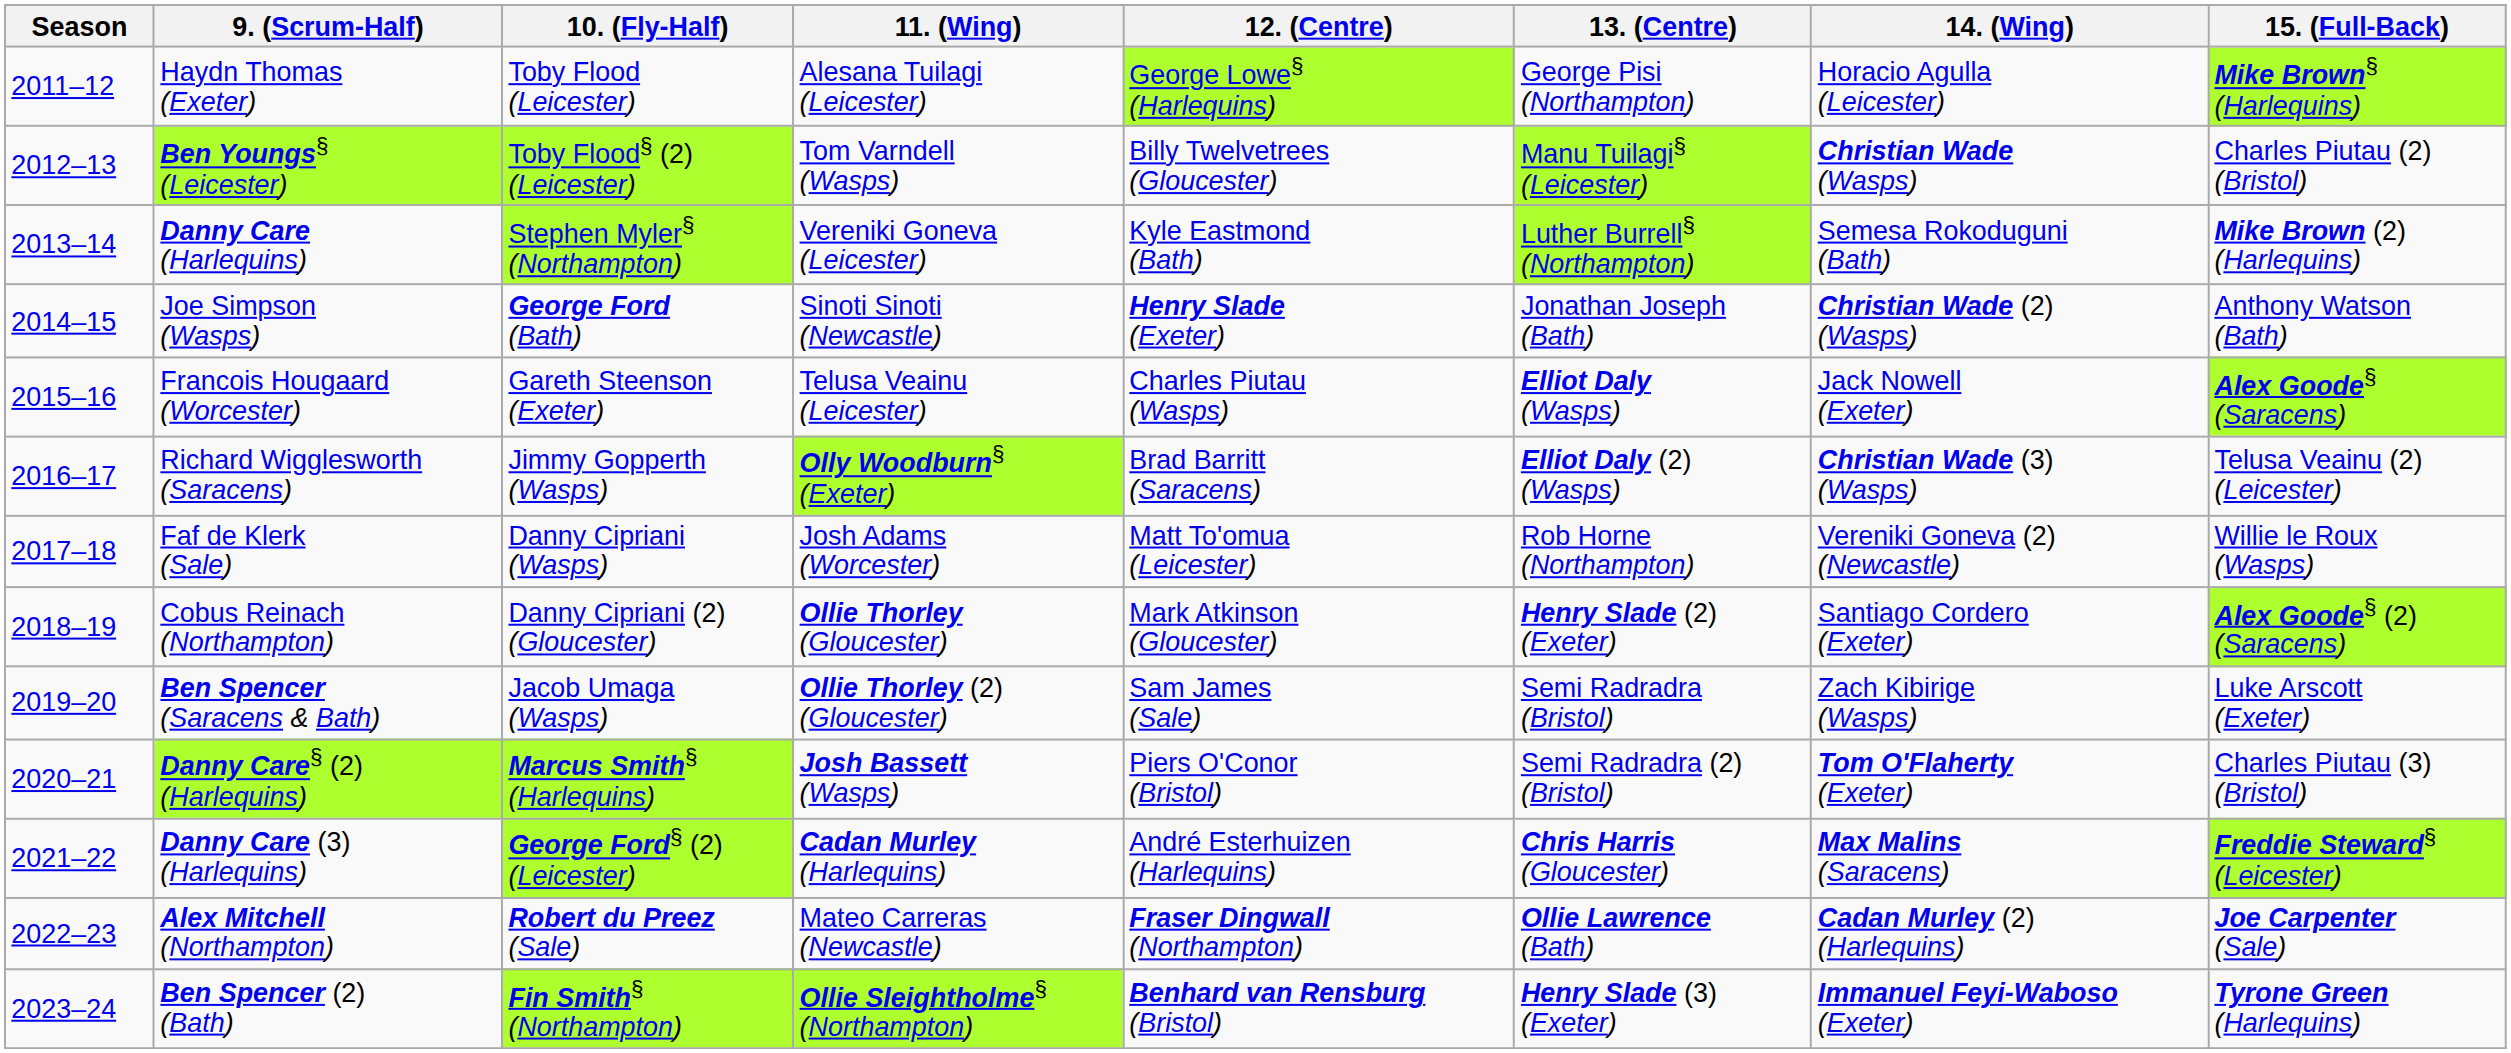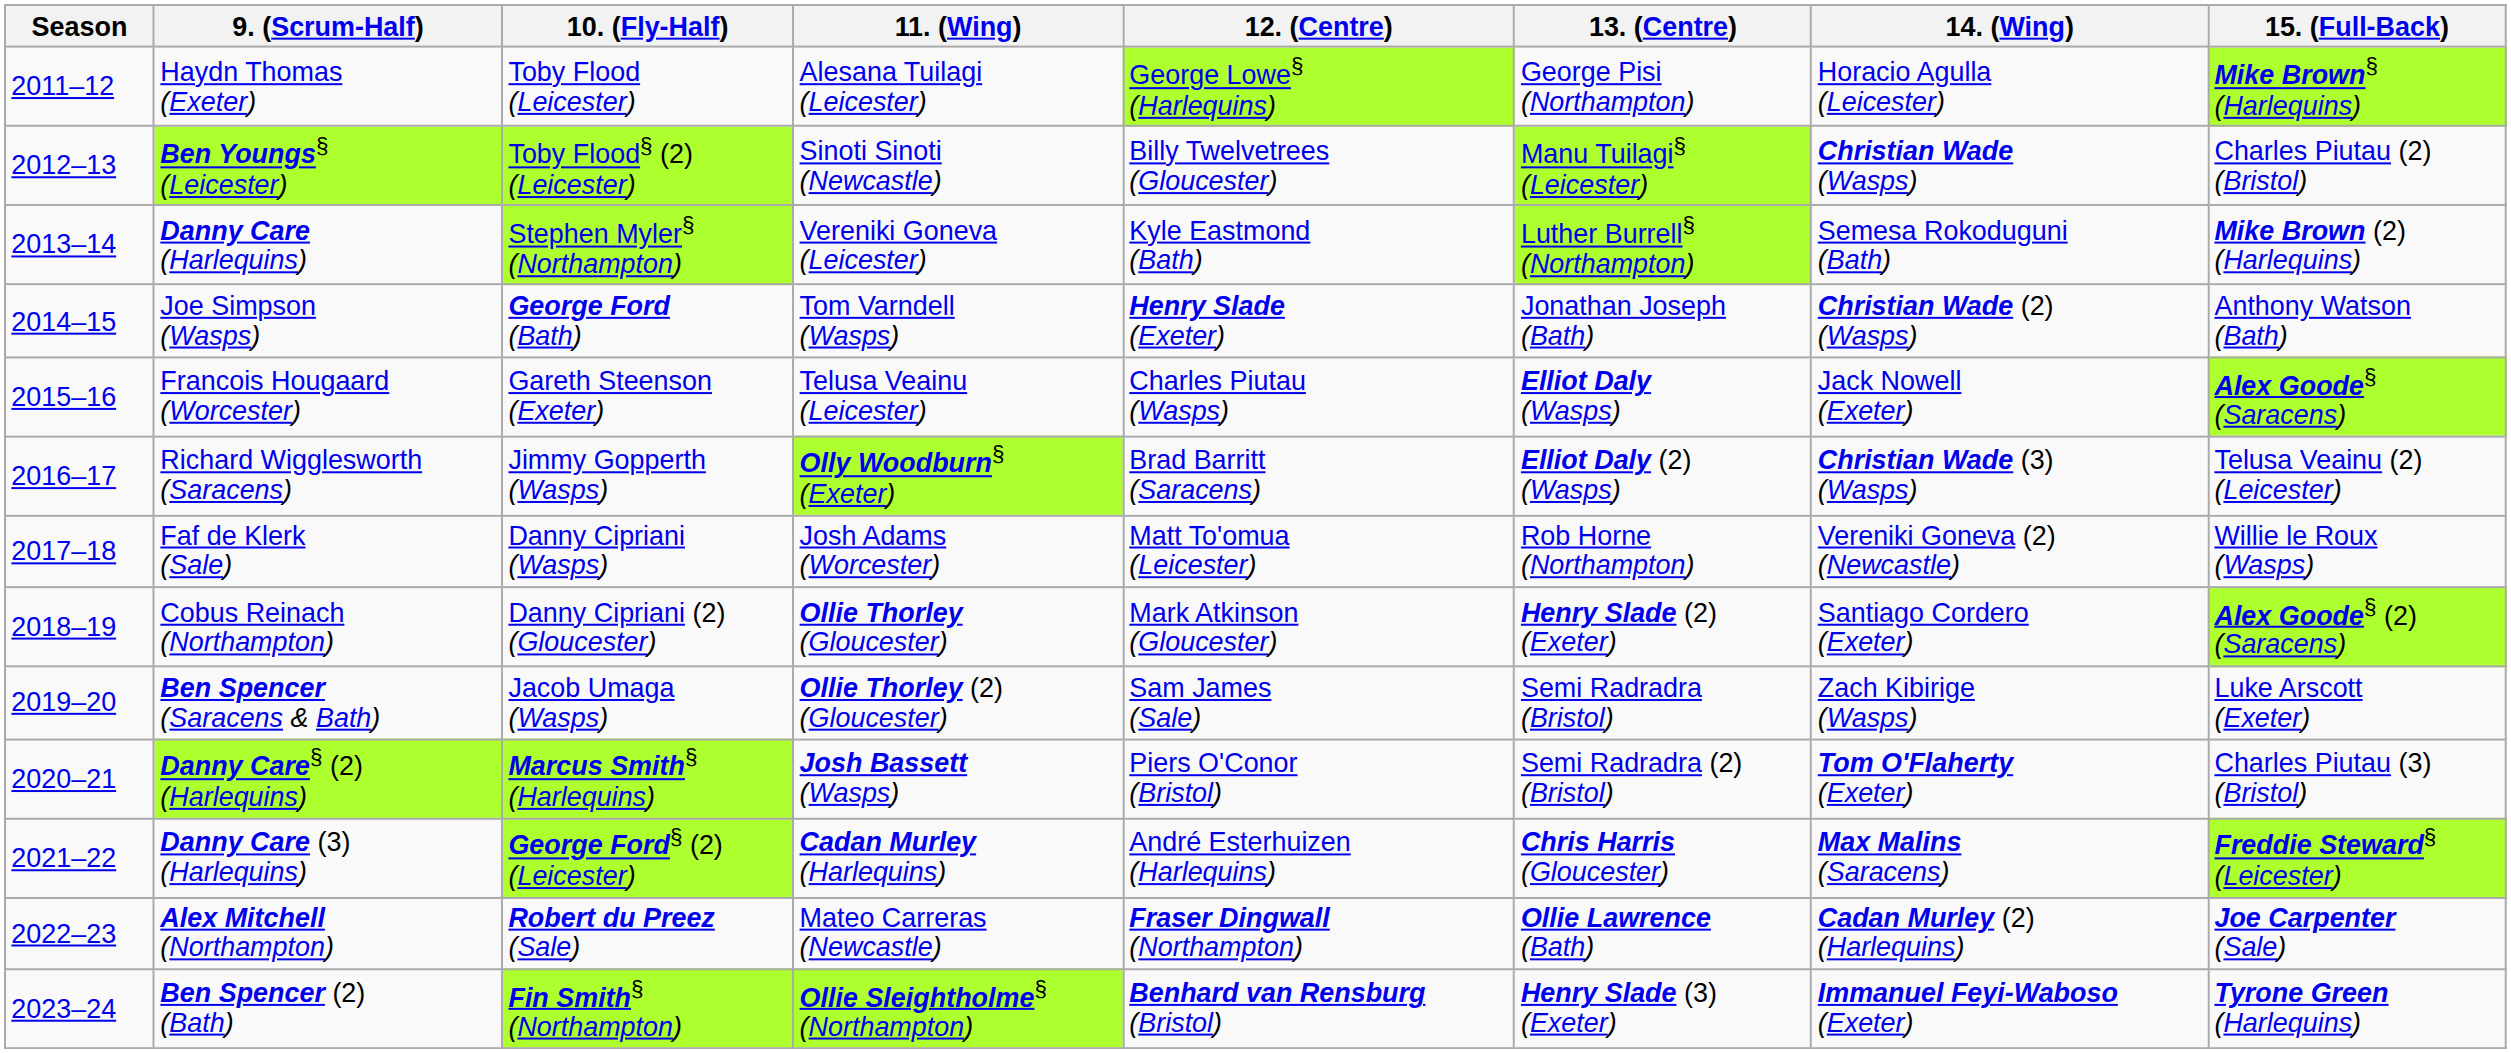(877, 166) Tom Varndell (Wasps) -> (871, 166) Sinoti Sinoti (Newcastle)
(871, 321) Sinoti Sinoti (Newcastle) -> (877, 321) Tom Varndell (Wasps)
